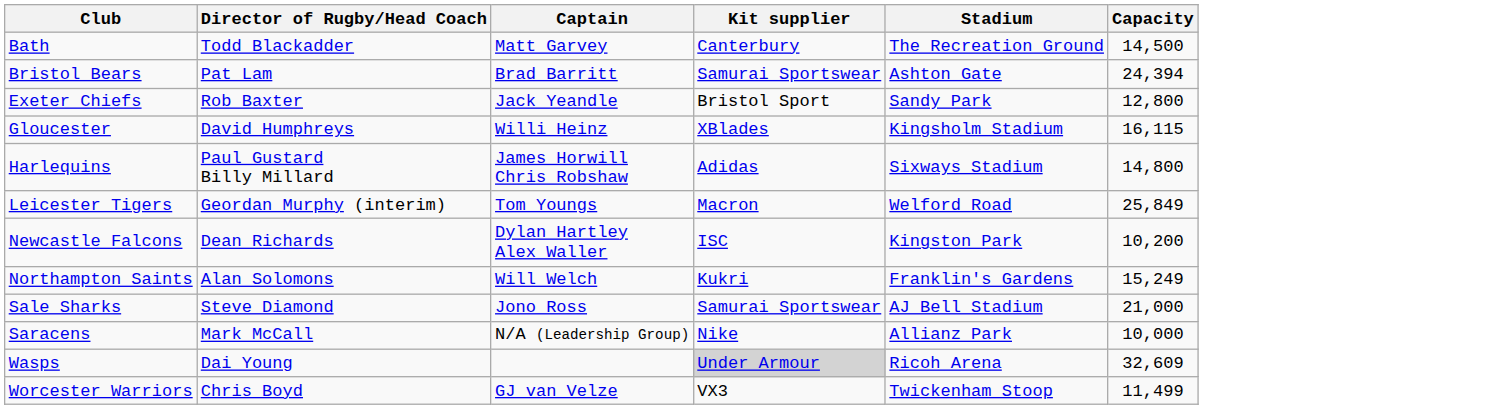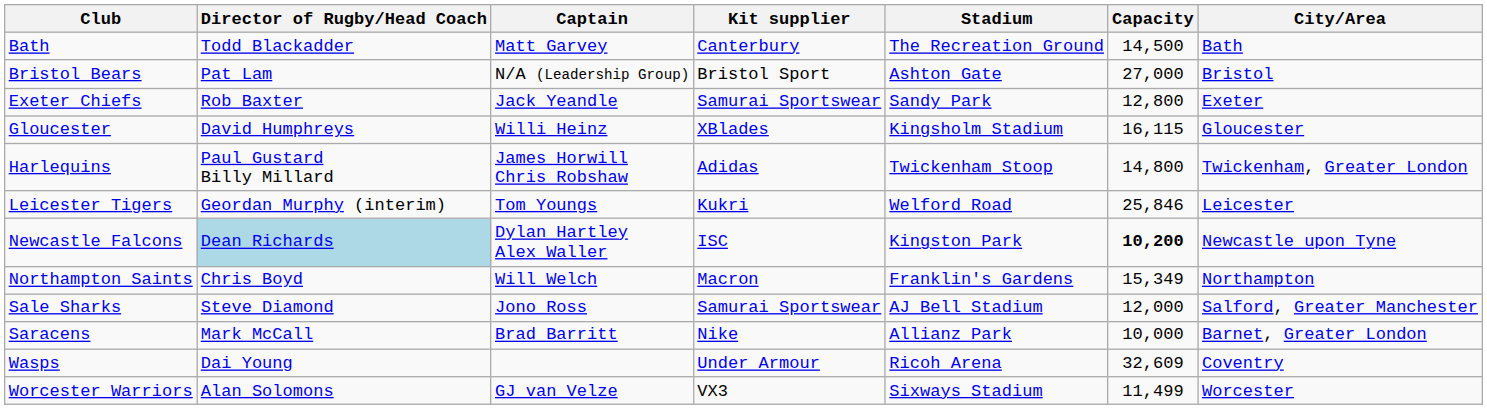+ column: (1340, 19)
(556, 74) Brad Barritt -> (592, 74) N/A (Leadership Group)
(789, 74) Samurai Sportswear -> (764, 74) Bristol Sport
(1153, 74) 24,394 -> (1153, 74) 27,000
(764, 102) Bristol Sport -> (789, 102) Samurai Sportswear
(966, 167) Sixways Stadium -> (971, 167) Twickenham Stoop
(728, 205) Macron -> (723, 205) Kukri
(1153, 205) 25,849 -> (1153, 205) 25,846
(267, 242) no background -> (267, 242) lightblue background
(1153, 242) normal -> (1153, 242) bold
(267, 280) Alan Solomons -> (252, 280) Chris Boyd
(723, 280) Kukri -> (728, 280) Macron
(1153, 280) 15,249 -> (1153, 280) 15,349
(1153, 308) 21,000 -> (1153, 308) 12,000
(592, 335) N/A (Leadership Group) -> (556, 335) Brad Barritt
(759, 363) lightgrey background -> (759, 363) no background
(252, 391) Chris Boyd -> (267, 391) Alan Solomons
(971, 391) Twickenham Stoop -> (966, 391) Sixways Stadium
